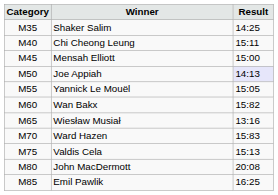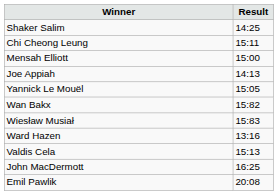- column: (28, 12)
(248, 74) lavender background -> (248, 74) no background
(248, 120) 13:16 -> (248, 120) 15:83
(248, 136) 15:83 -> (248, 136) 13:16
(248, 167) 20:08 -> (248, 167) 16:25
(248, 182) 16:25 -> (248, 182) 20:08
